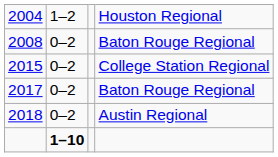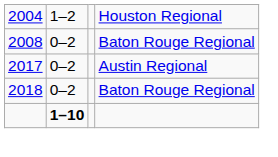- row: (25, 66)
(177, 90) Baton Rouge Regional -> (153, 66) Austin Regional
(153, 115) Austin Regional -> (177, 90) Baton Rouge Regional
